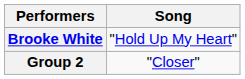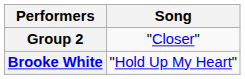rows swapped: (55, 62) <-> (55, 39)
